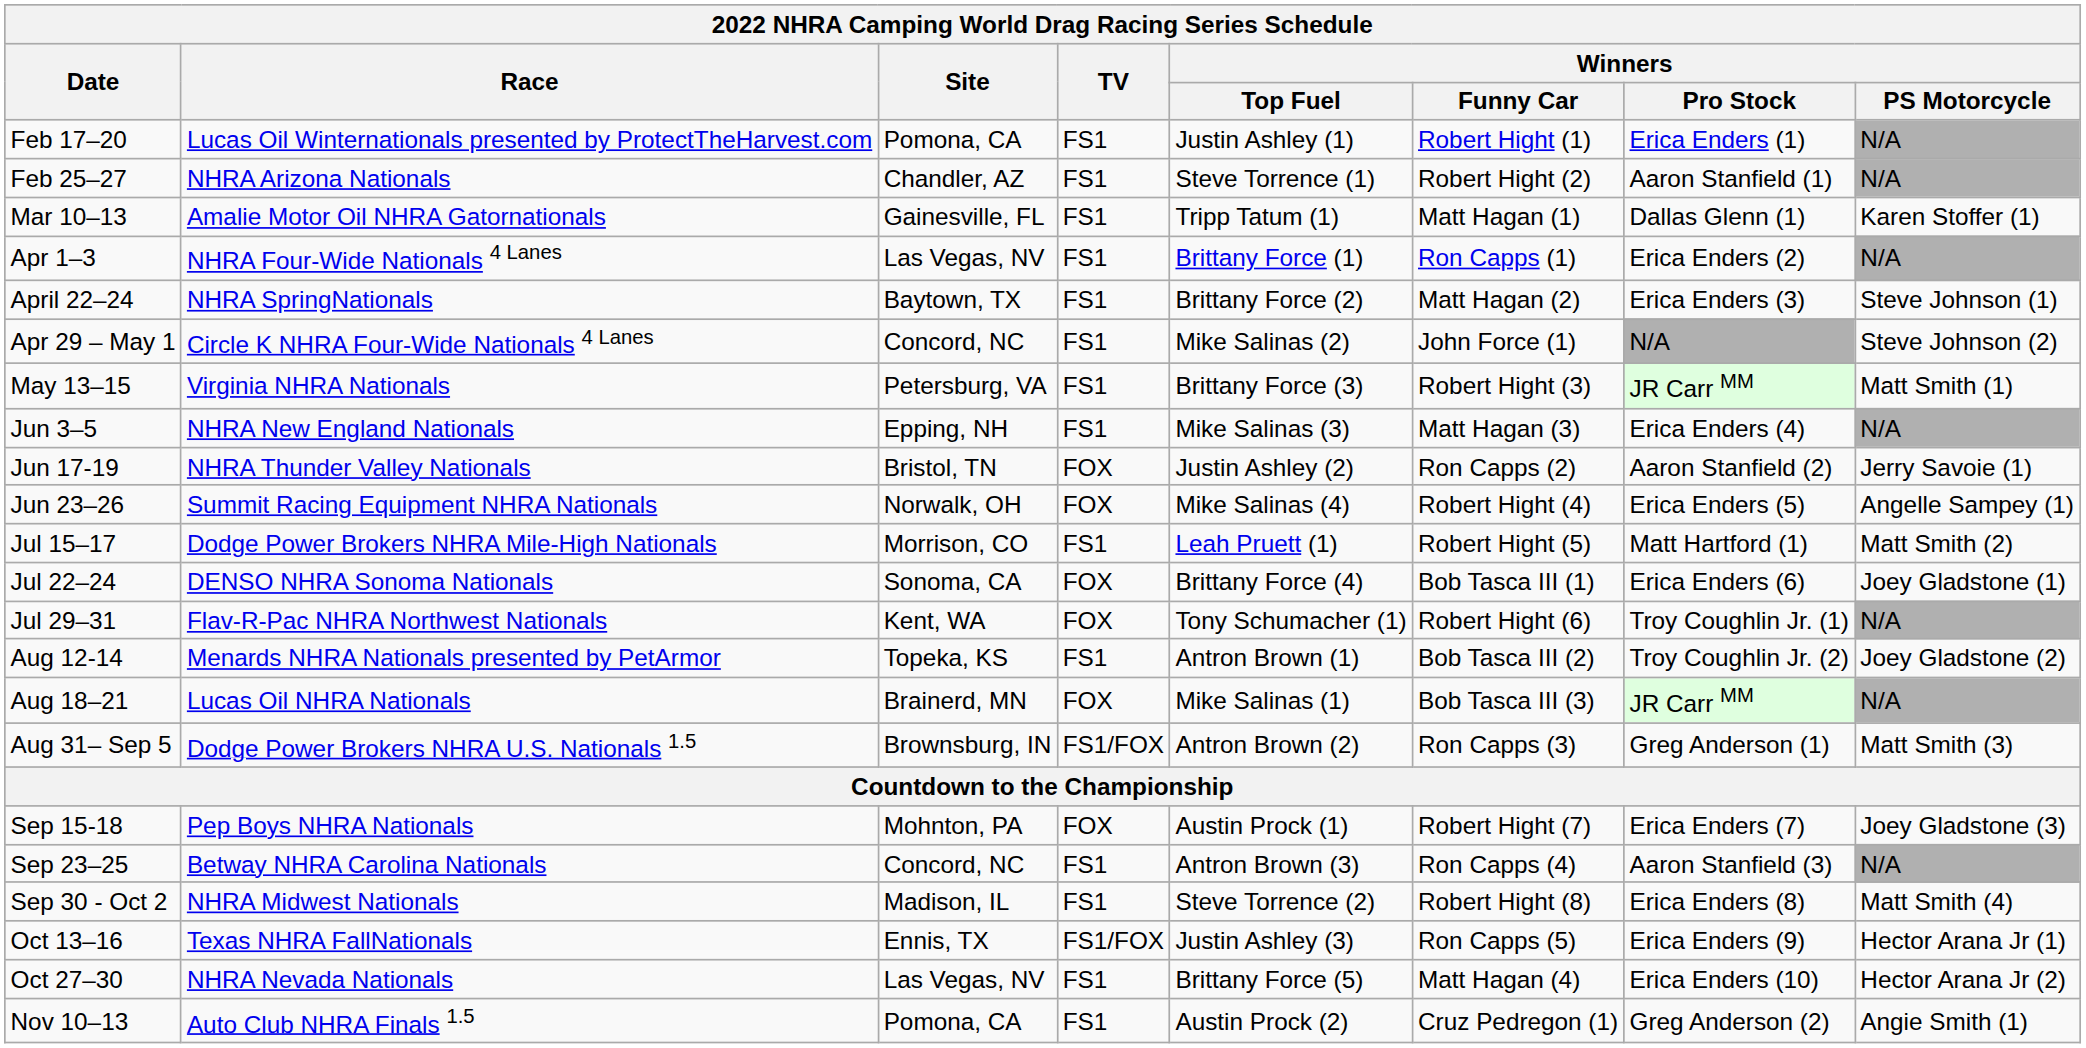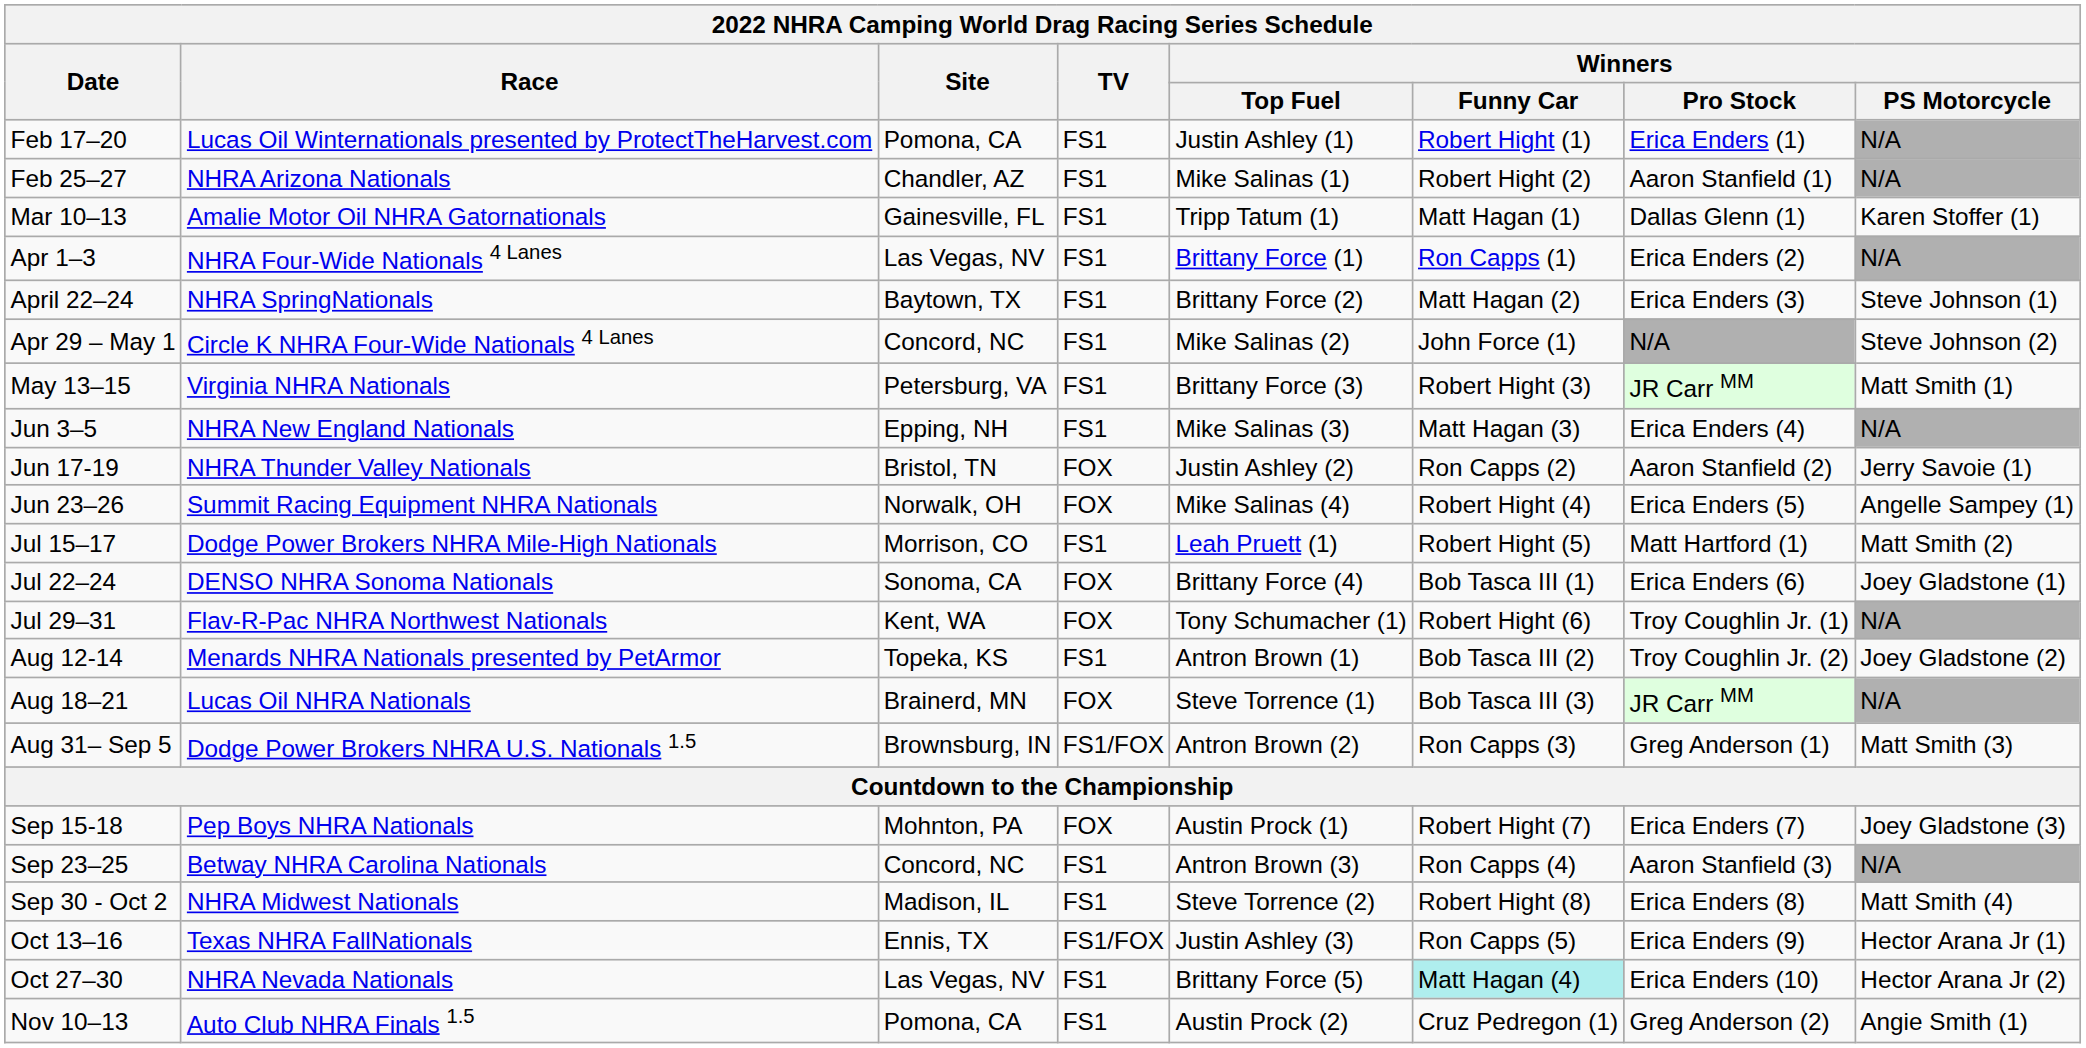(1275, 178) Steve Torrence (1) -> (1263, 178) Mike Salinas (1)
(1263, 701) Mike Salinas (1) -> (1275, 701) Steve Torrence (1)
(1499, 979) no background -> (1499, 979) paleturquoise background
